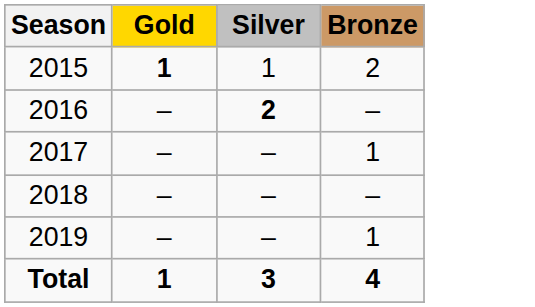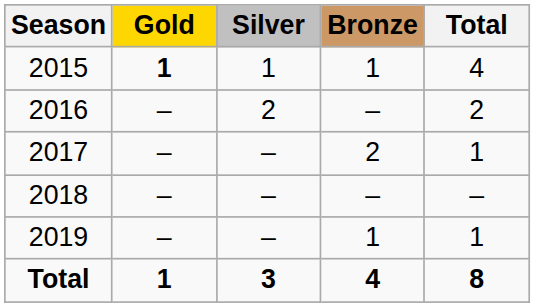+ column: (477, 25)
(373, 68) 2 -> (373, 68) 1
(268, 110) bold -> (268, 110) normal
(373, 152) 1 -> (373, 152) 2
